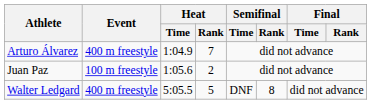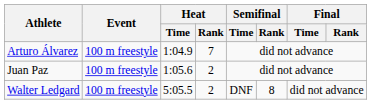(121, 51) 400 m freestyle -> (121, 51) 100 m freestyle
(121, 90) 400 m freestyle -> (121, 90) 100 m freestyle
(211, 90) 5 -> (211, 90) 2
